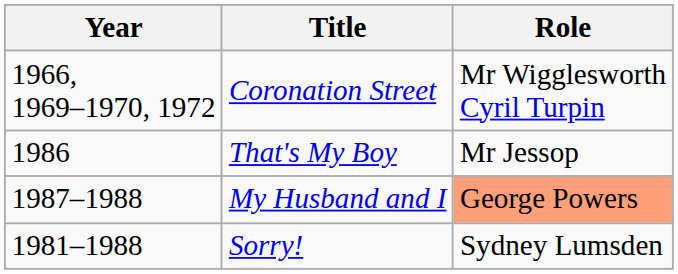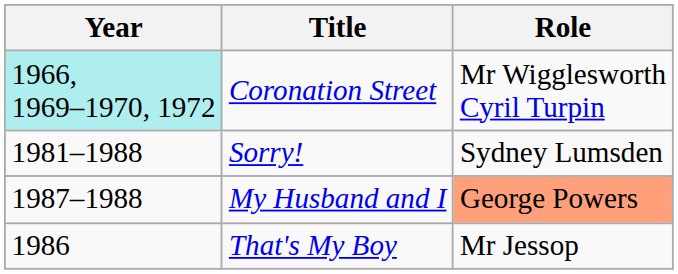(114, 90) no background -> (114, 90) paleturquoise background
rows swapped: (266, 245) <-> (313, 152)
